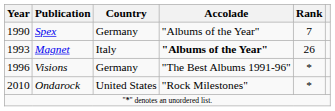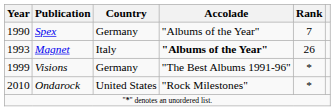(18, 67) 1996 -> (18, 67) 1999
